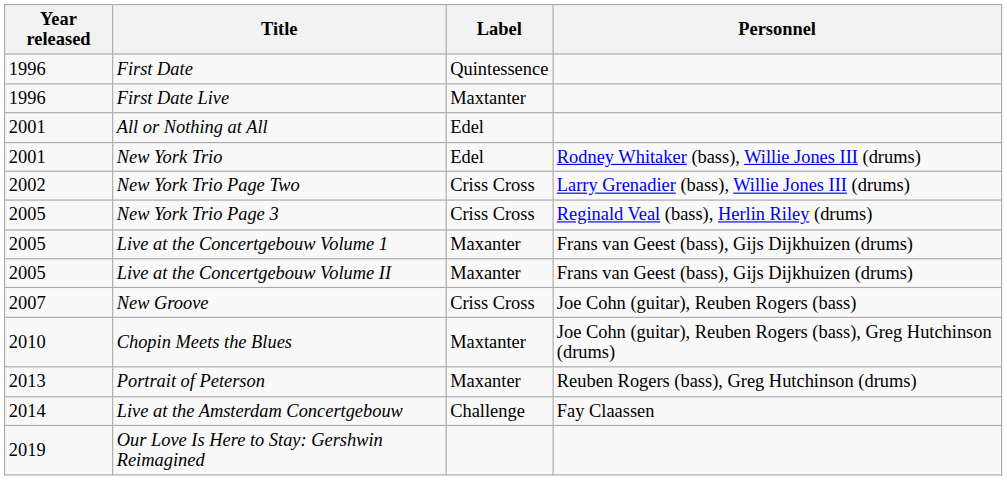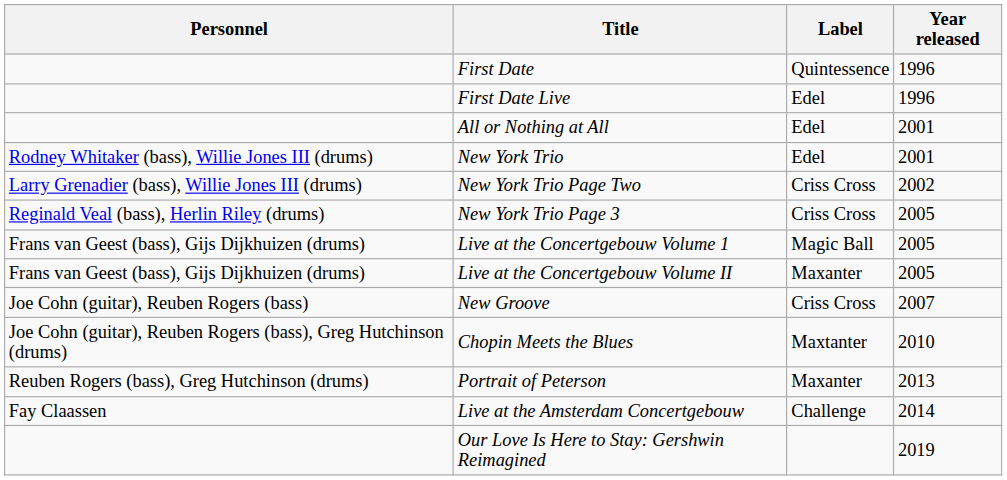columns swapped: (59, 29) <-> (777, 29)
(488, 98) Maxtanter -> (808, 98) Edel
(485, 244) Maxanter -> (832, 244) Magic Ball
